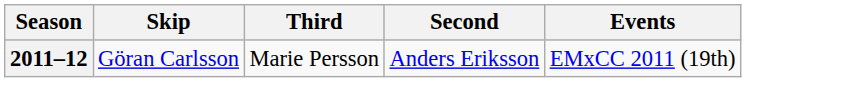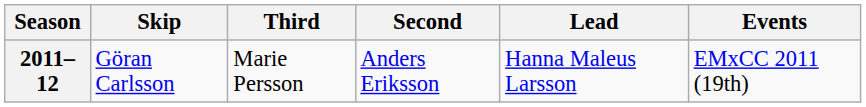+ column: (594, 22)
